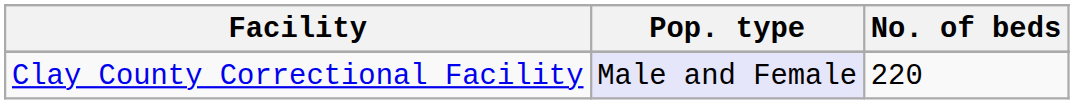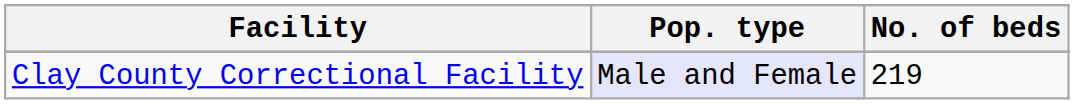(897, 76) 220 -> (897, 76) 219
